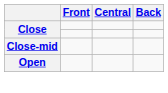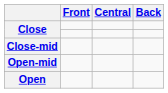+ row: (32, 63)
